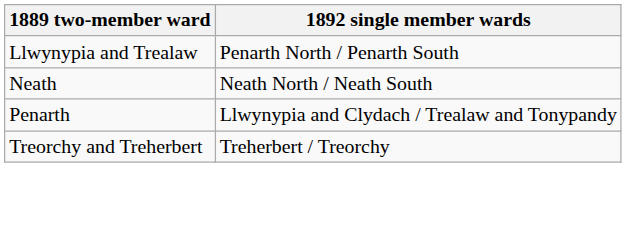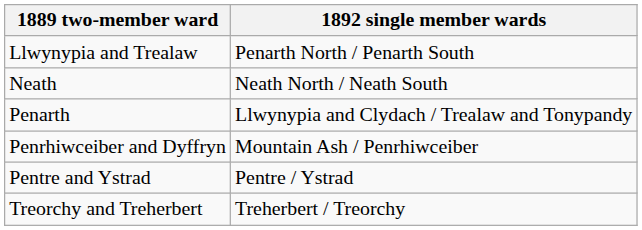+ row: (118, 146)
+ row: (80, 177)
